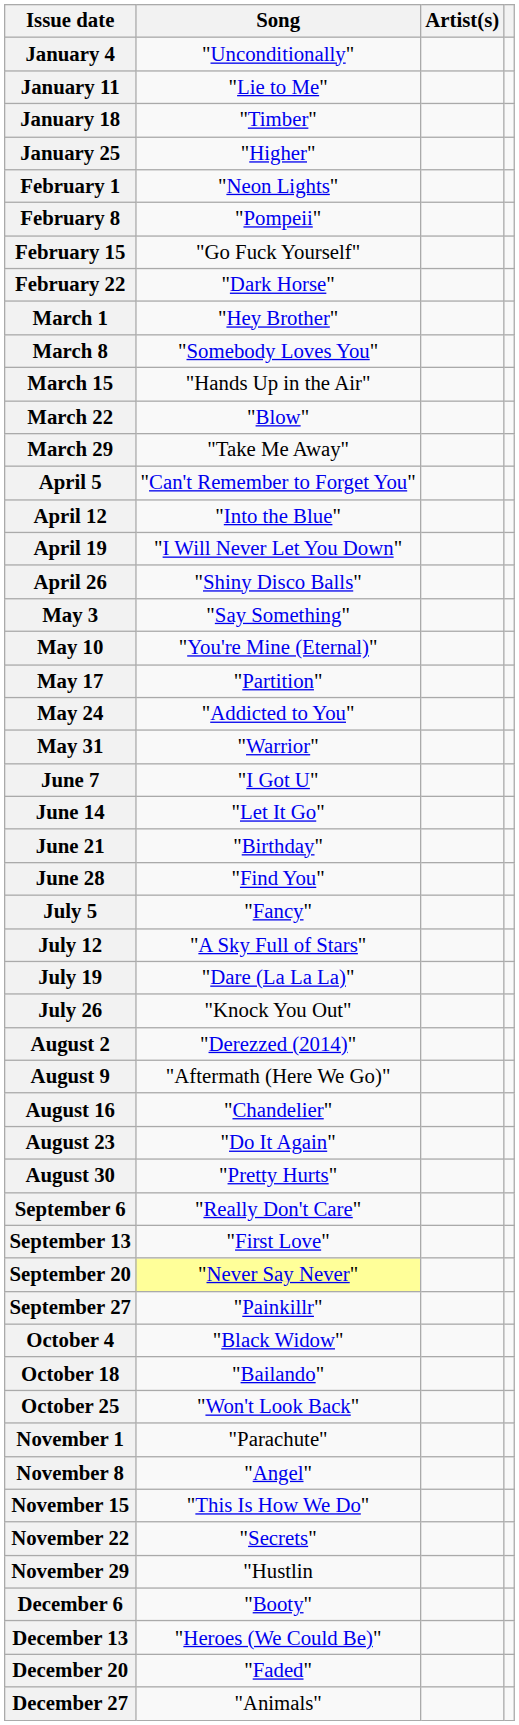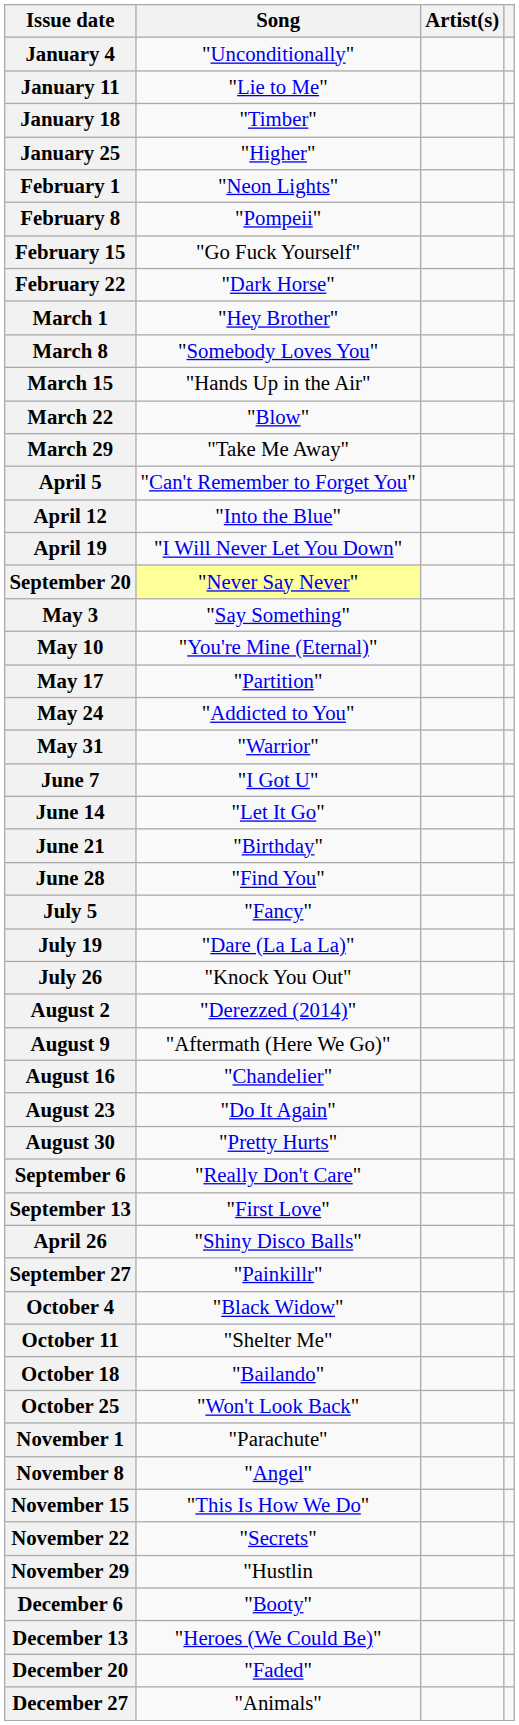rows swapped: (70, 581) <-> (70, 1274)
- row: (70, 944)
+ row: (70, 1340)
